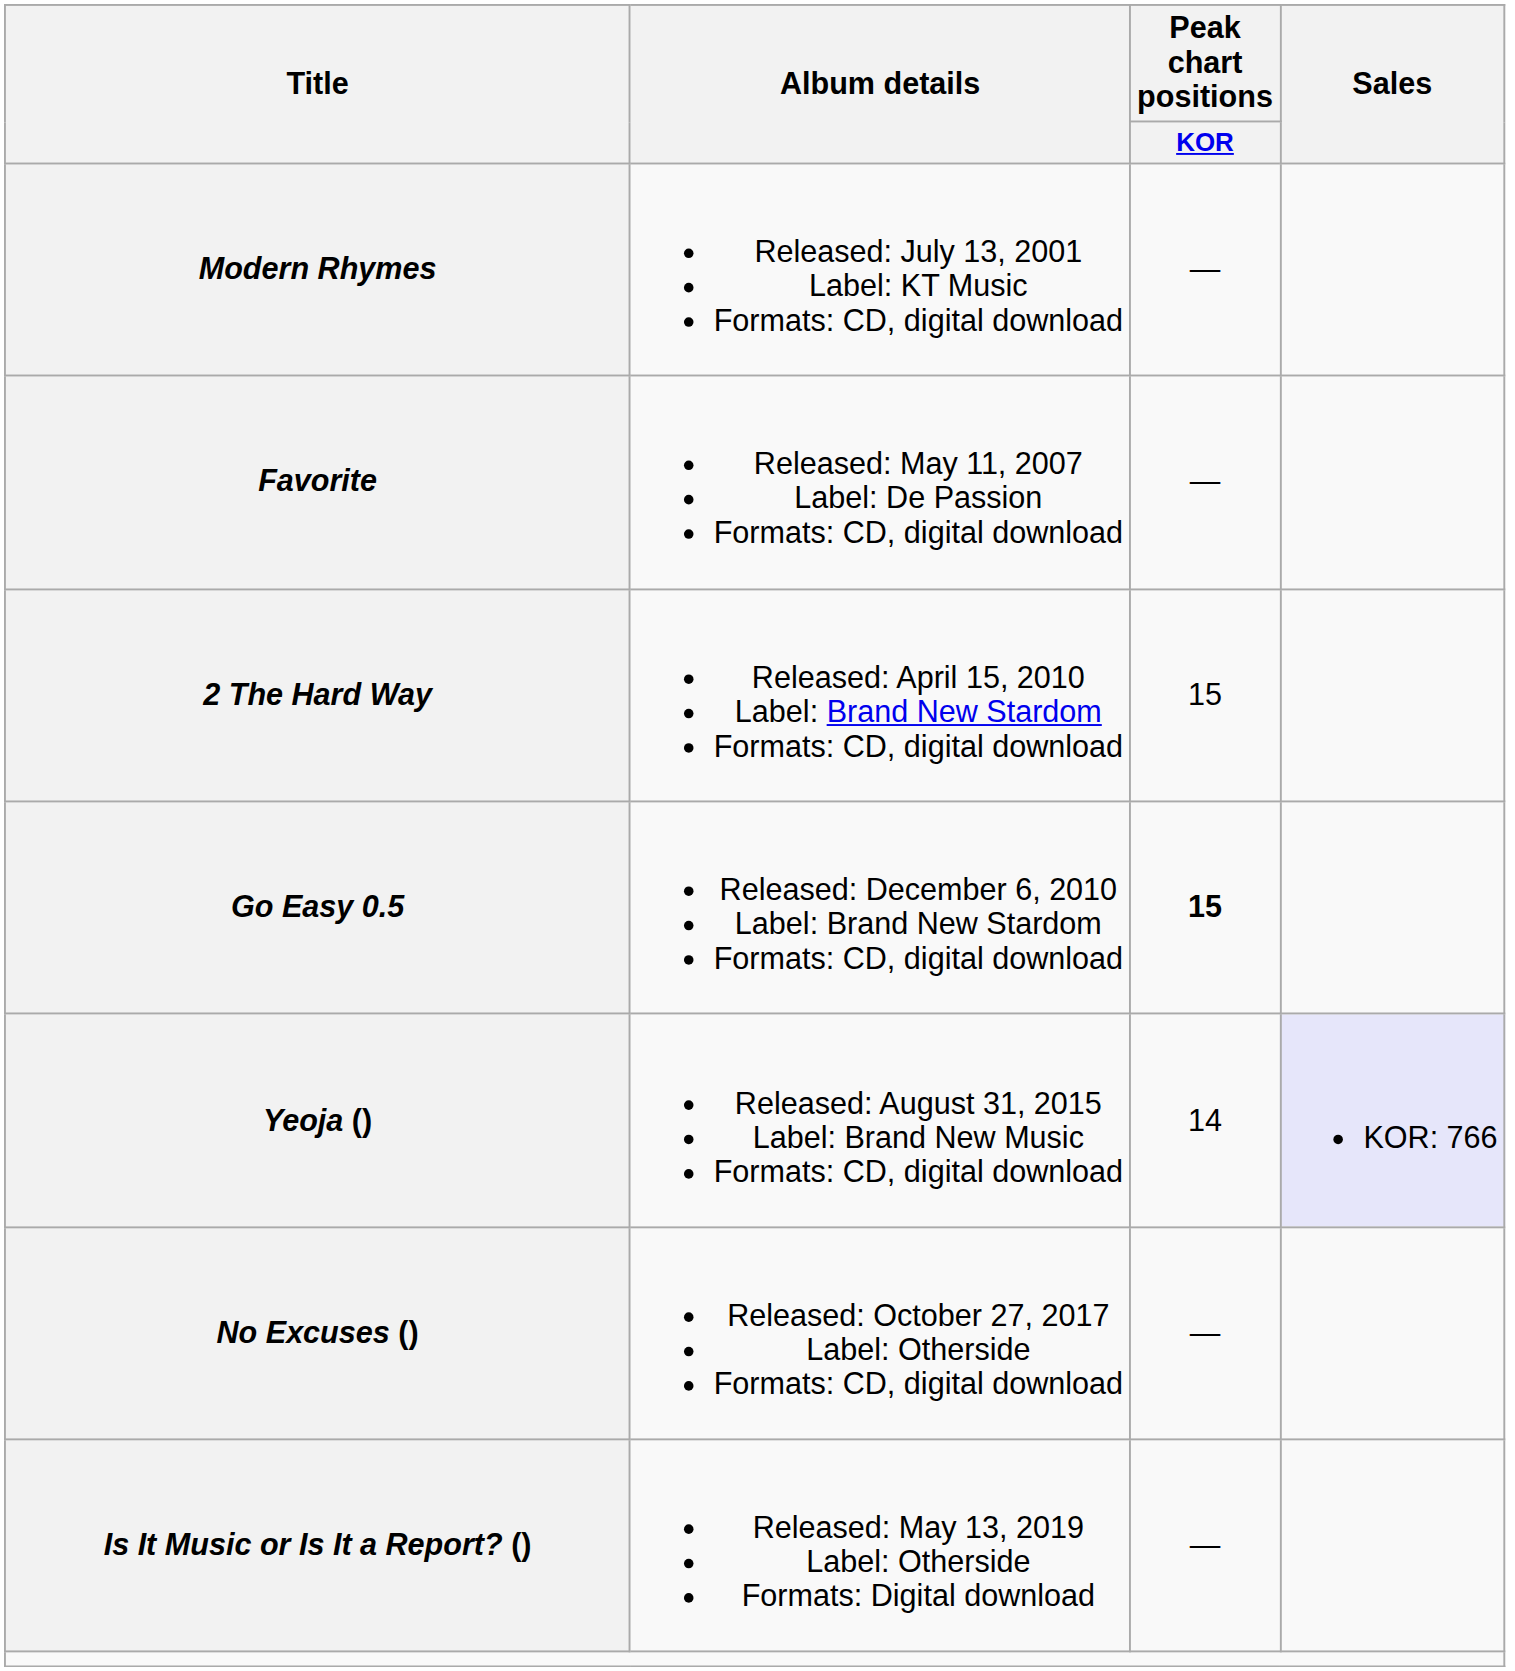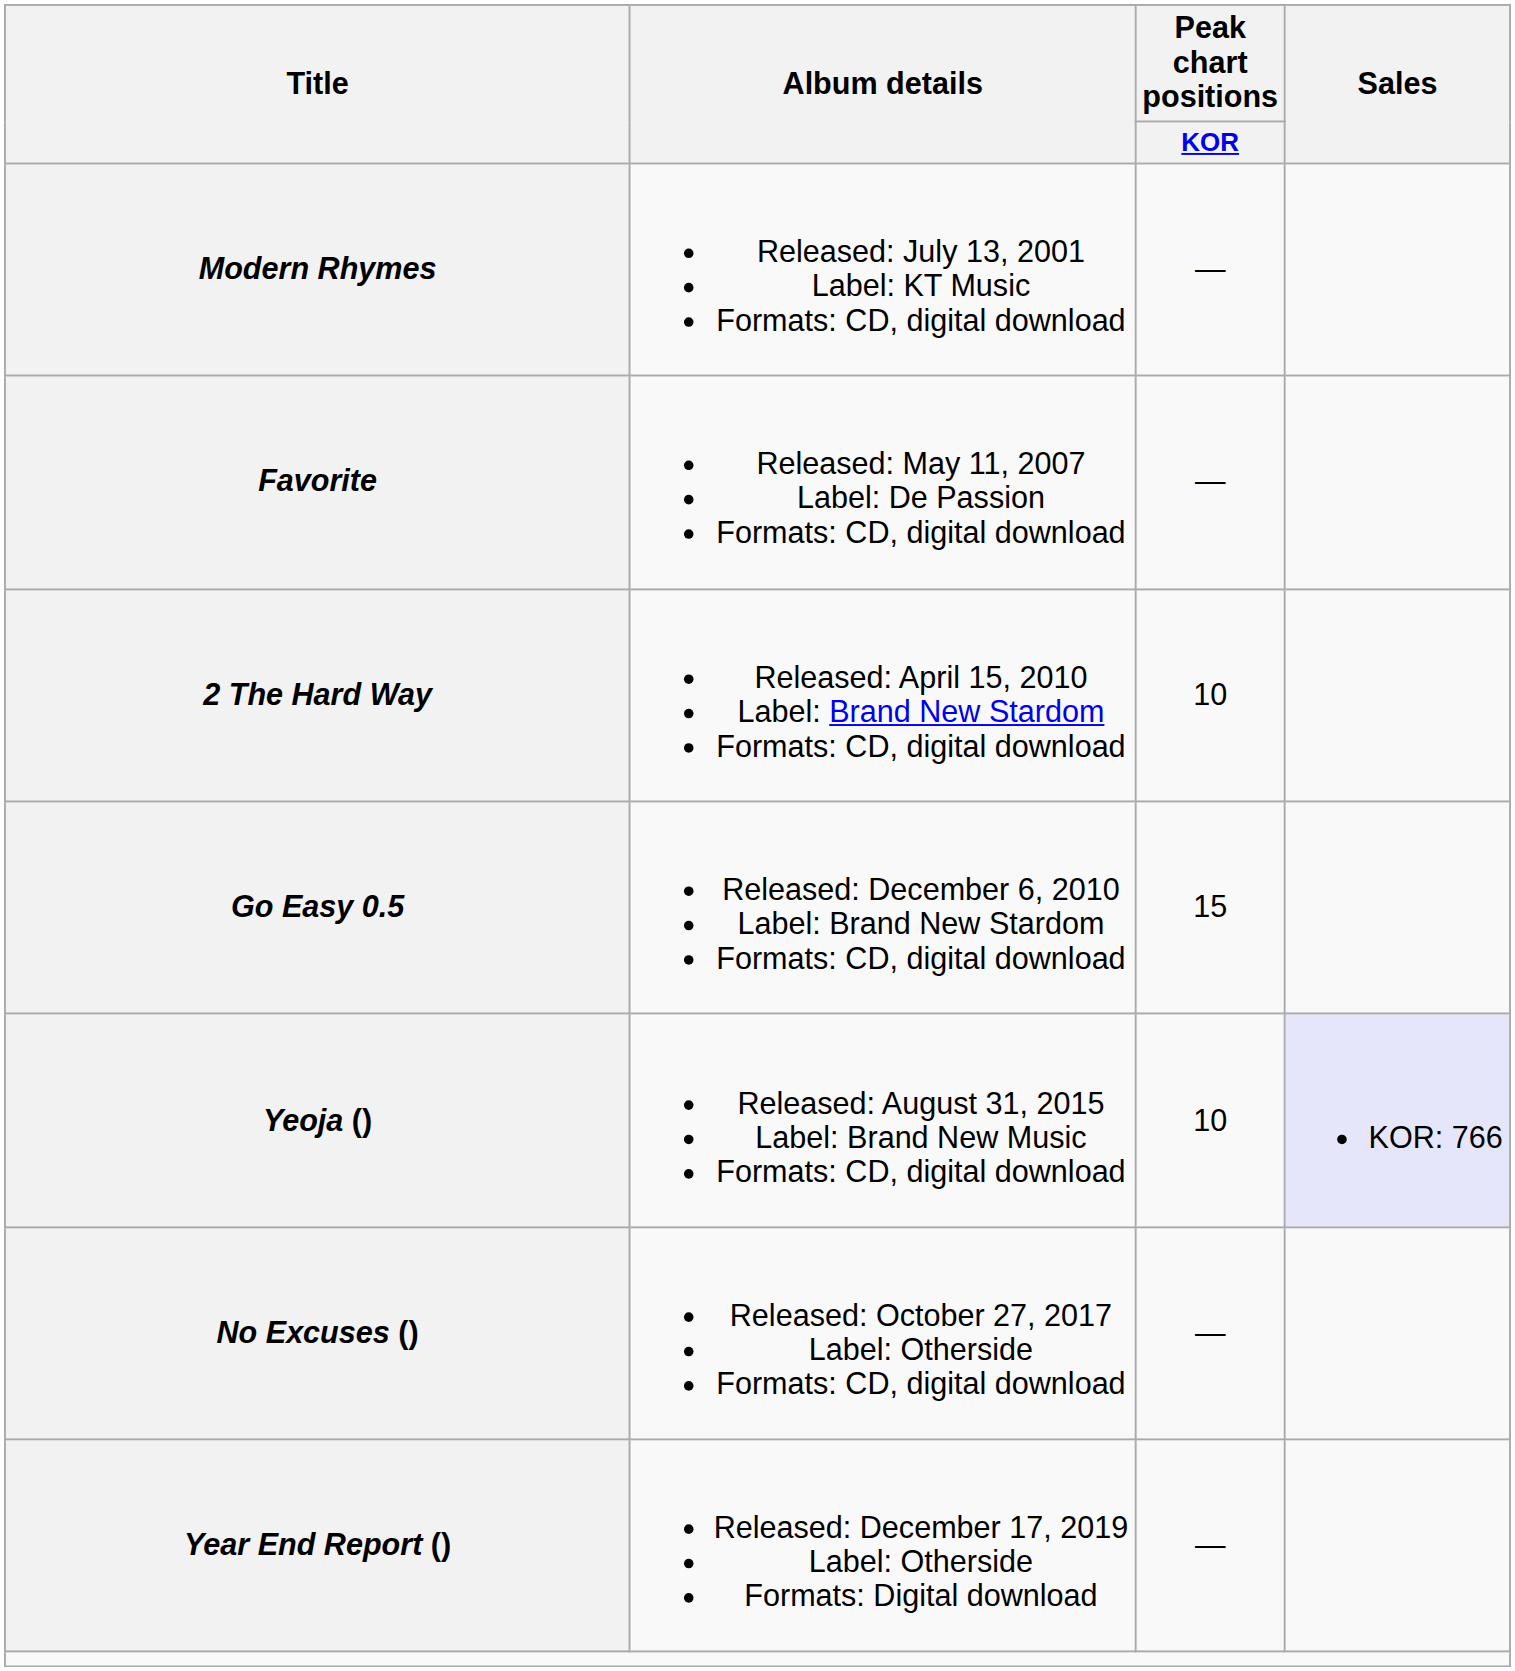(1205, 694) 15 -> (1210, 694) 10
(1205, 907) bold -> (1210, 907) normal
(1205, 1119) 14 -> (1210, 1119) 10
- row: (318, 1545)
+ row: (318, 1545)
